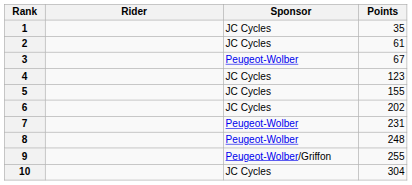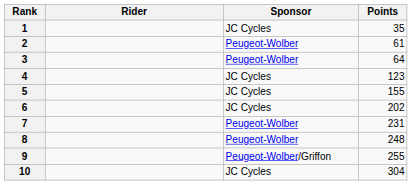(248, 44) JC Cycles -> (262, 44) Peugeot-Wolber
(399, 60) 67 -> (399, 60) 64
